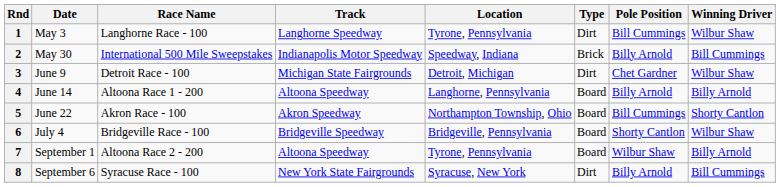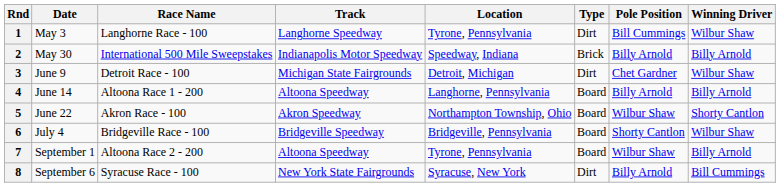(728, 53) Bill Cummings -> (721, 53) Billy Arnold
(649, 112) Bill Cummings -> (644, 112) Wilbur Shaw
